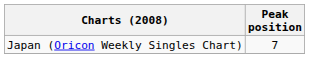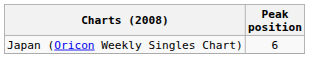(275, 45) 7 -> (275, 45) 6
